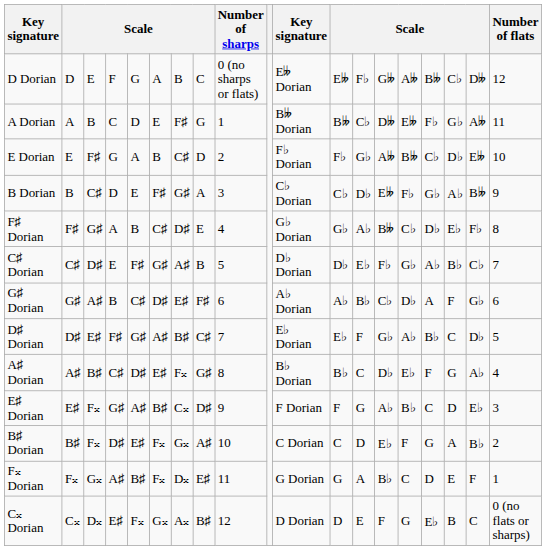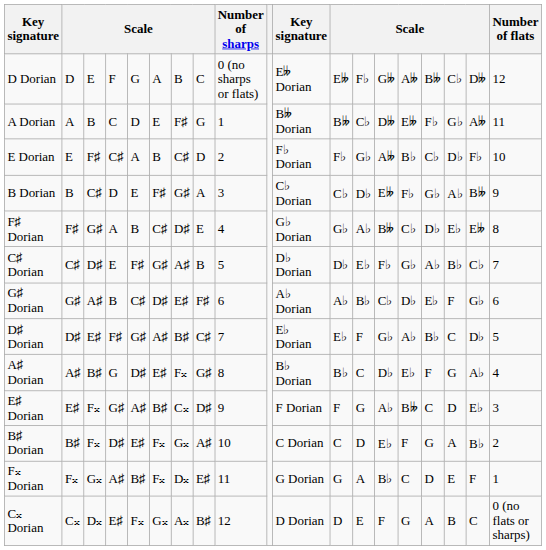(113, 157) G -> (116, 157) C♯
(409, 157) B𝄫 -> (409, 157) B♭
(477, 157) E𝄫 -> (476, 157) F♭
(476, 229) F♭ -> (477, 228) E𝄫
(429, 300) A -> (432, 301) E♭
(116, 372) C♯ -> (113, 372) G
(409, 408) B♭ -> (409, 408) B𝄫
(432, 521) E♭ -> (429, 520) A
